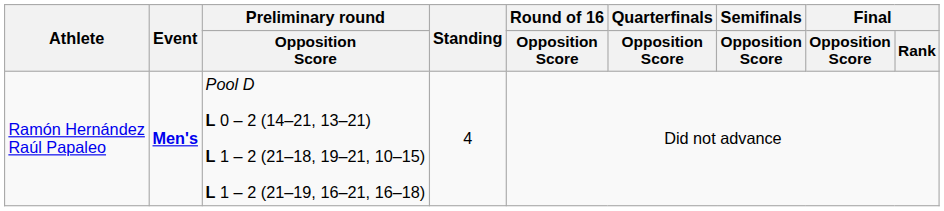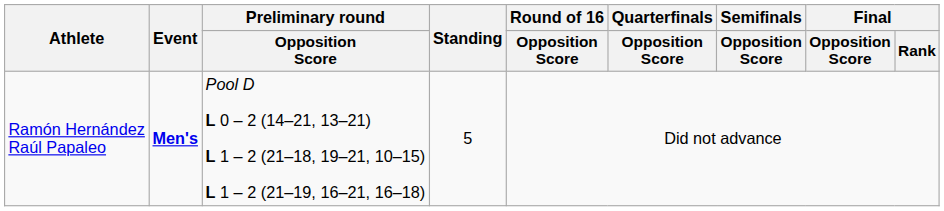(468, 139) 4 -> (468, 139) 5
